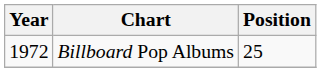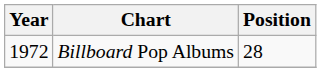(253, 51) 25 -> (253, 51) 28
